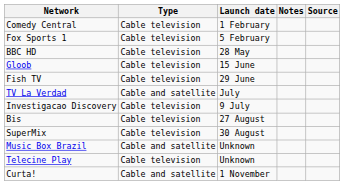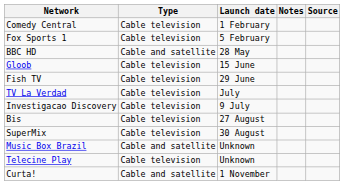(161, 52) Cable television -> (168, 52) Cable and satellite
(168, 92) Cable and satellite -> (161, 92) Cable television
